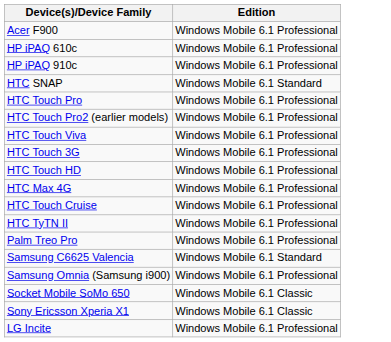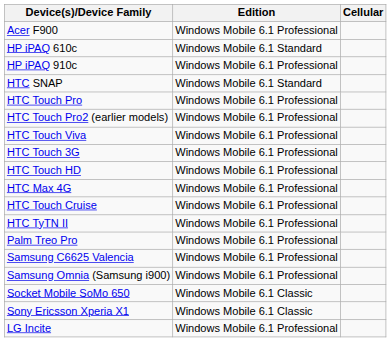+ column: (363, 13)
(257, 48) Windows Mobile 6.1 Professional -> (249, 48) Windows Mobile 6.1 Standard
(249, 258) Windows Mobile 6.1 Standard -> (257, 258) Windows Mobile 6.1 Professional
